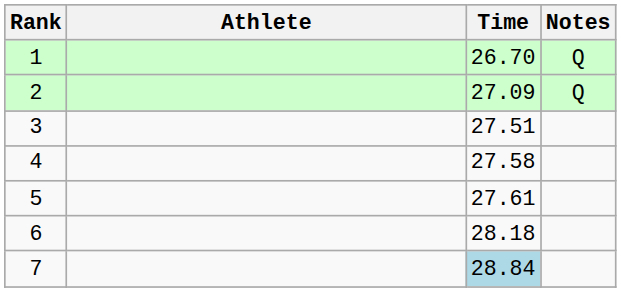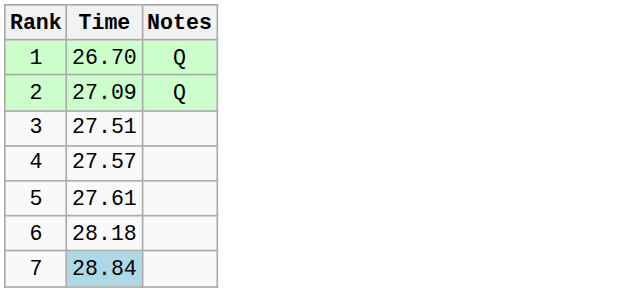- column: (266, 22)
(503, 163) 27.58 -> (104, 163) 27.57
